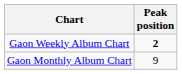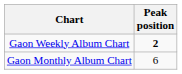(156, 60) 9 -> (156, 60) 6
